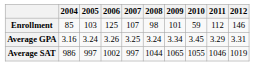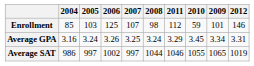columns swapped: (175, 11) <-> (217, 11)
